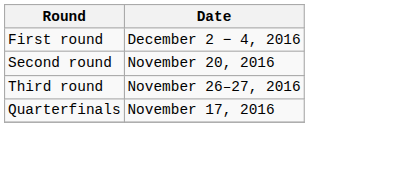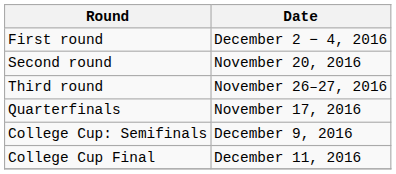+ row: (108, 134)
+ row: (82, 157)
